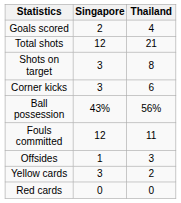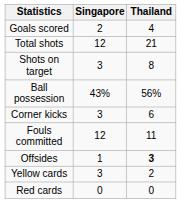rows swapped: (39, 109) <-> (39, 87)
(151, 158) normal -> (151, 158) bold
